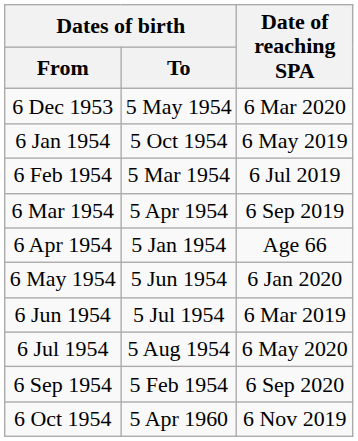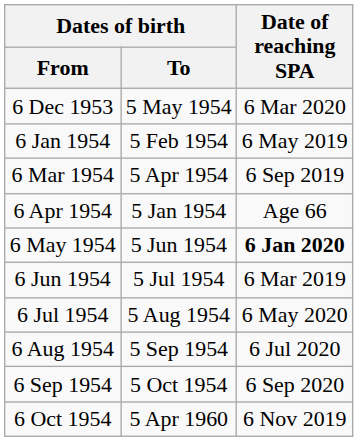(179, 140) 5 Oct 1954 -> (179, 140) 5 Feb 1954
- row: (63, 175)
(295, 279) normal -> (295, 245) bold
+ row: (63, 349)
(179, 384) 5 Feb 1954 -> (179, 384) 5 Oct 1954
